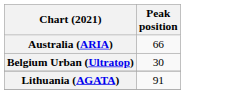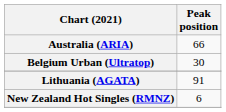+ row: (91, 98)
